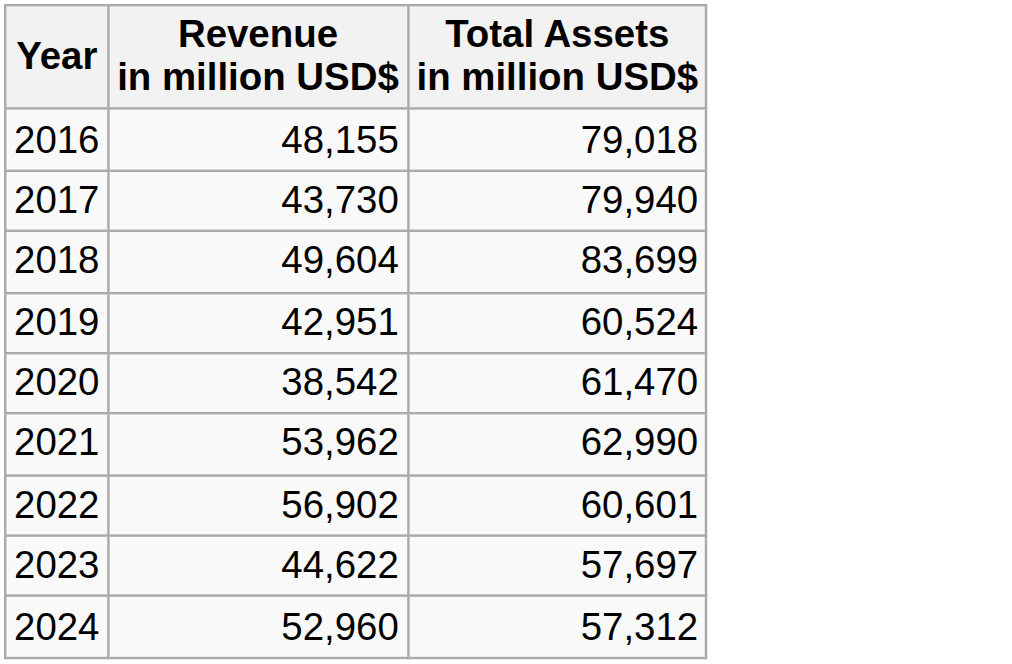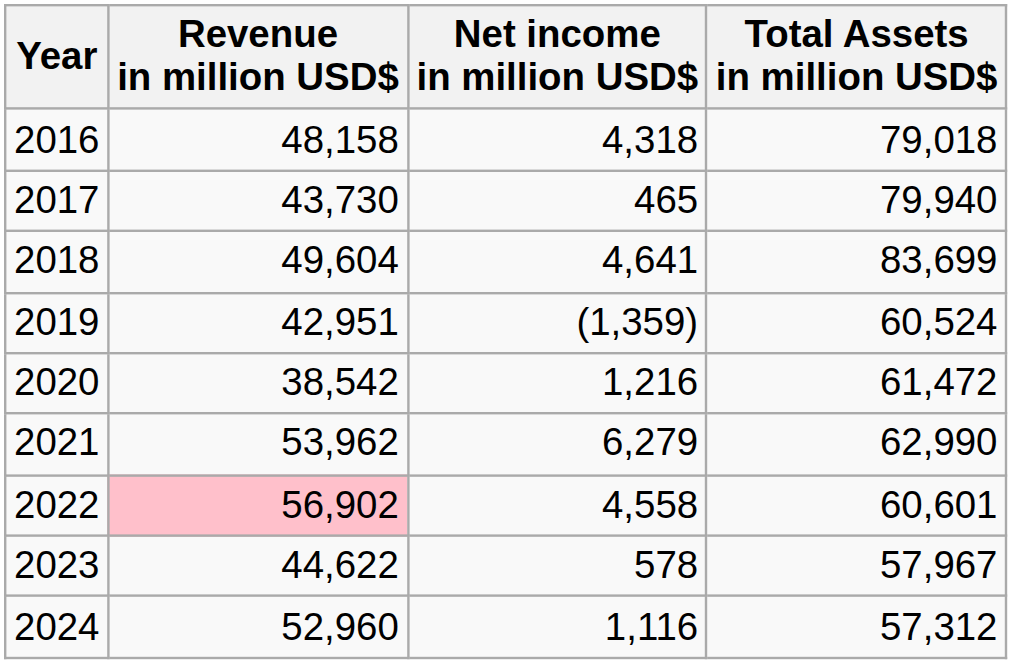+ column: (557, 56)
(340, 139) 48,155 -> (340, 139) 48,158
(639, 382) 61,470 -> (939, 382) 61,472
(340, 504) no background -> (340, 504) pink background
(639, 565) 57,697 -> (939, 565) 57,967
